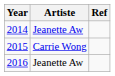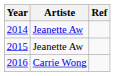(60, 46) Carrie Wong -> (58, 46) Jeanette Aw
(58, 63) Jeanette Aw -> (60, 63) Carrie Wong
